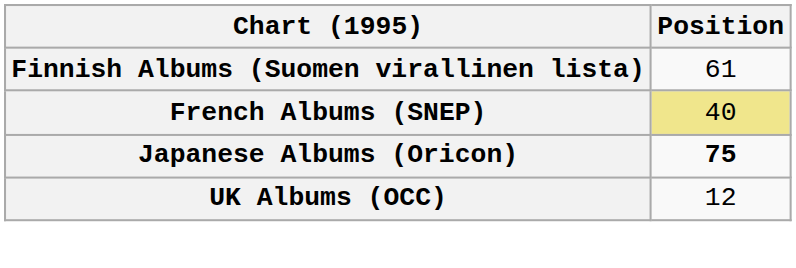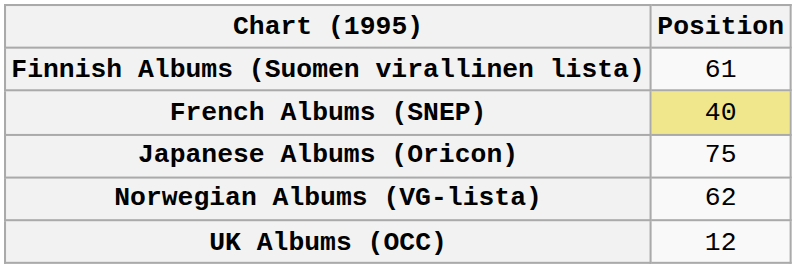(721, 156) bold -> (721, 156) normal
+ row: (328, 199)
